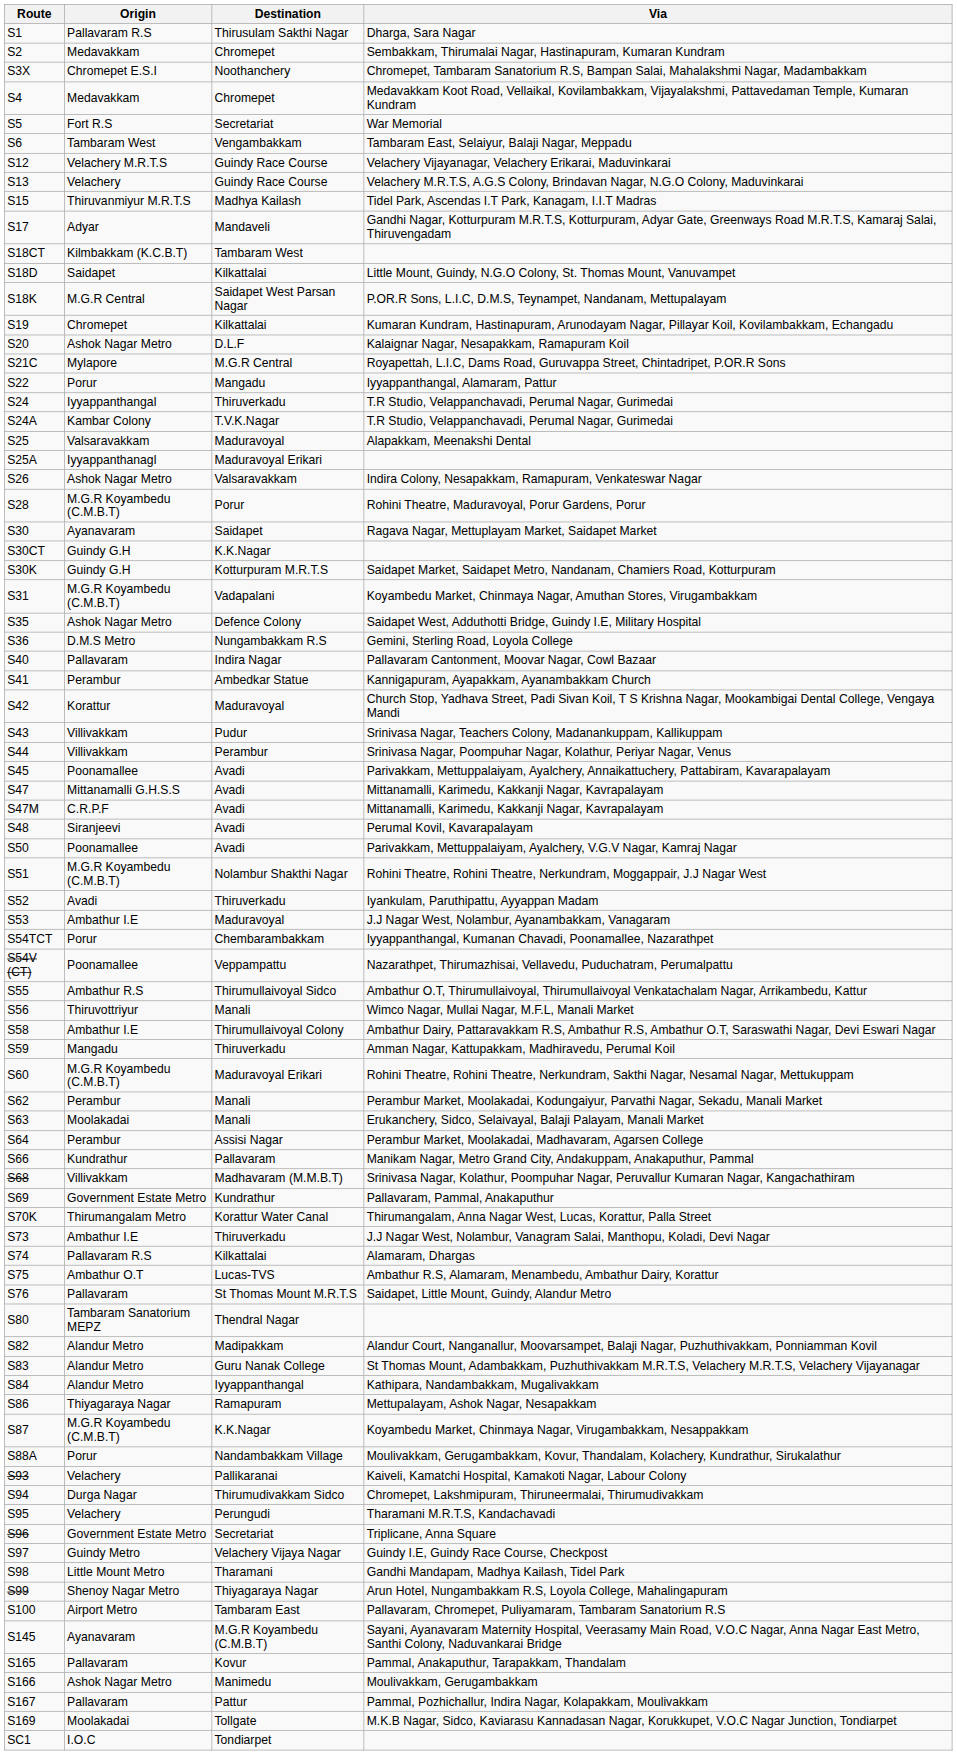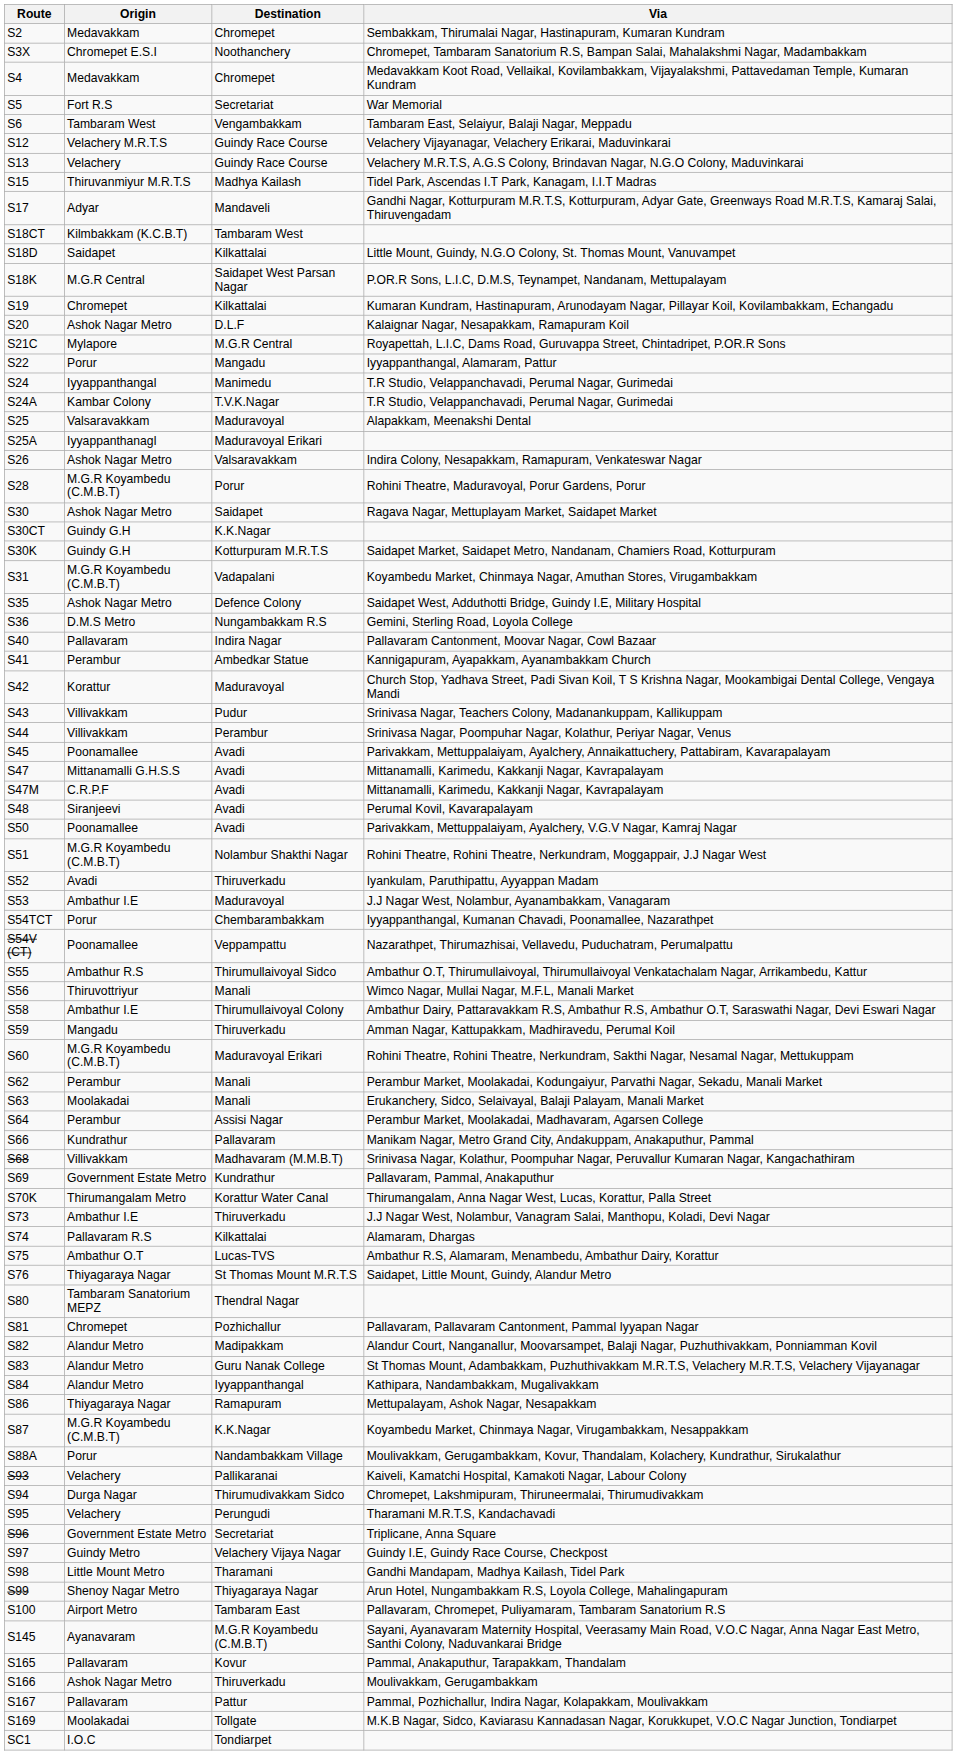- row: (15, 33)
(250, 402) Thiruverkadu -> (243, 383) Manimedu
(101, 531) Ayanavaram -> (119, 512) Ashok Nagar Metro
(97, 1294) Pallavaram -> (119, 1275) Thiyagaraya Nagar
+ row: (18, 1327)
(243, 1682) Manimedu -> (250, 1682) Thiruverkadu
